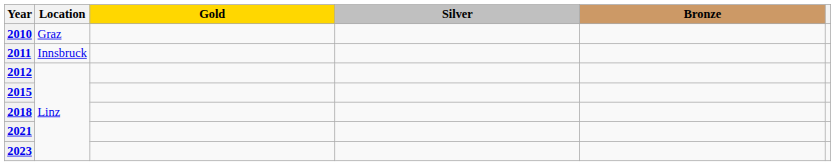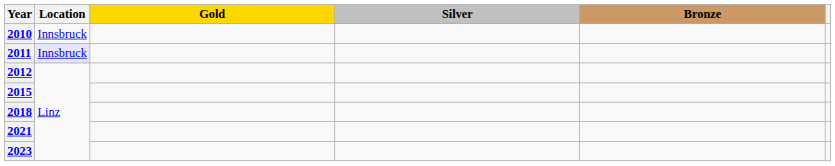(50, 33) Graz -> (62, 33) Innsbruck
(62, 53) no background -> (62, 53) lavender background
